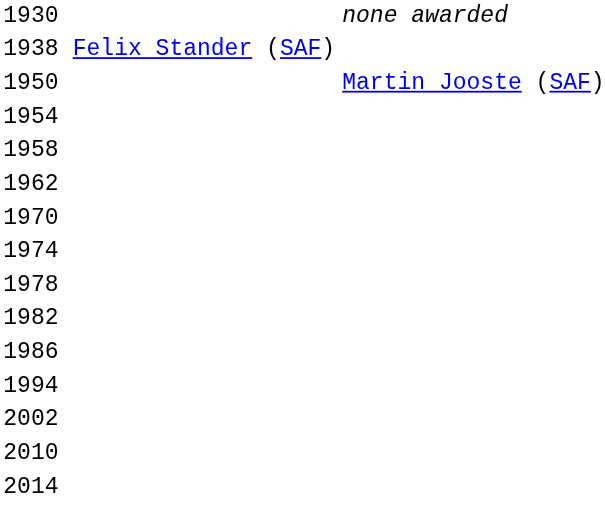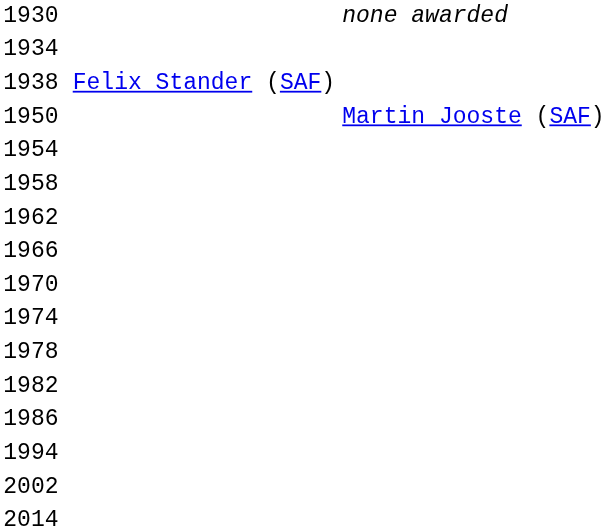+ row: (31, 49)
+ row: (31, 251)
- row: (31, 453)
